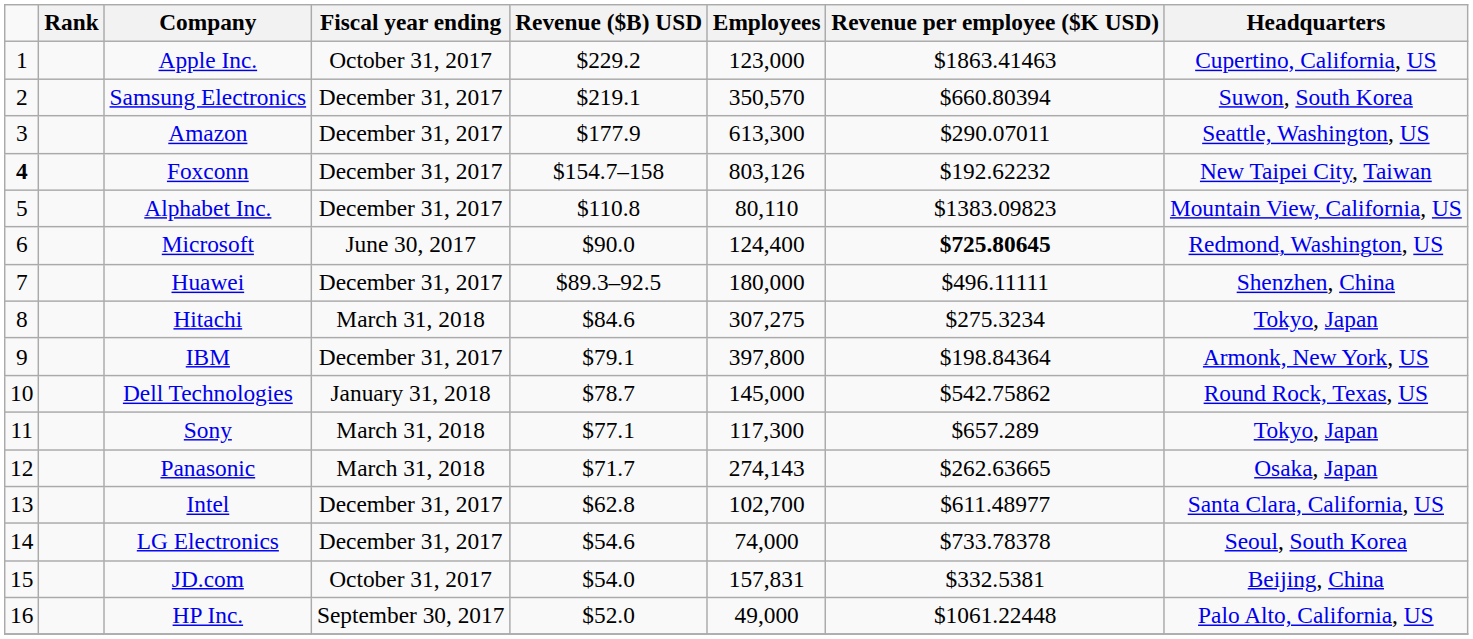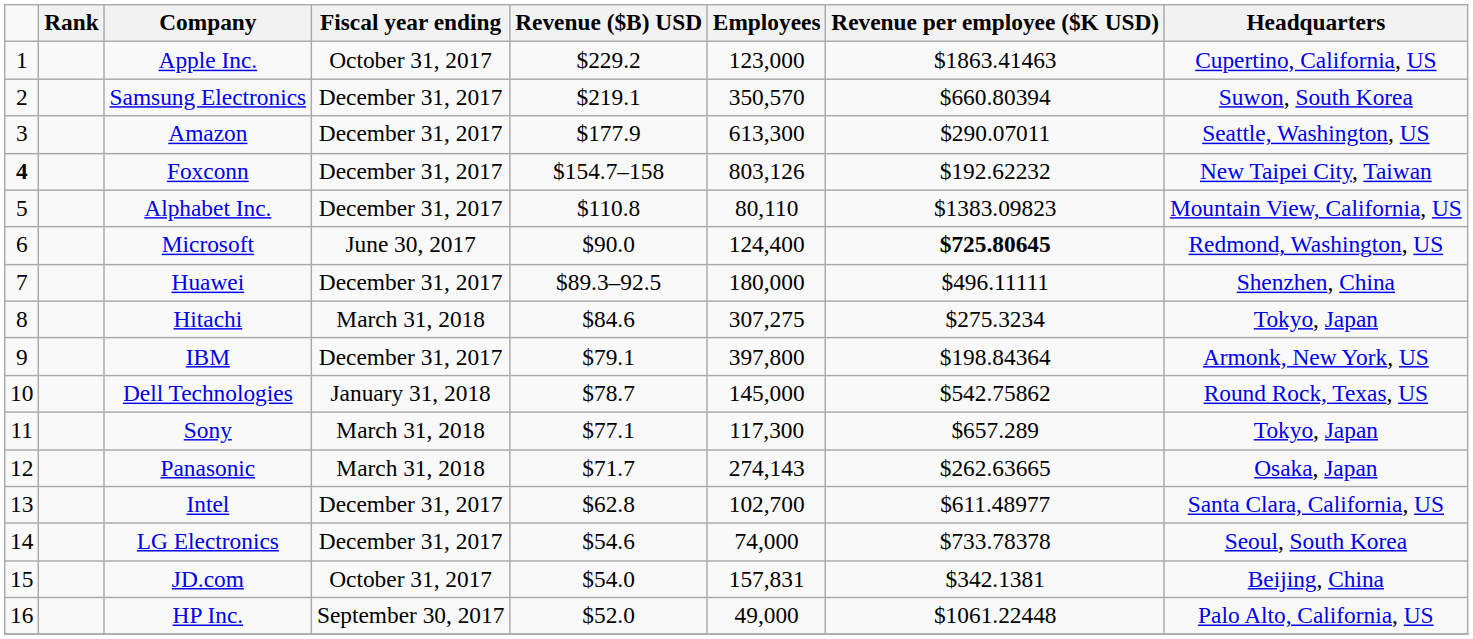(995, 578) $332.5381 -> (995, 578) $342.1381
